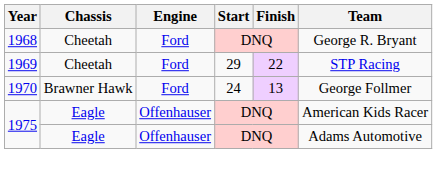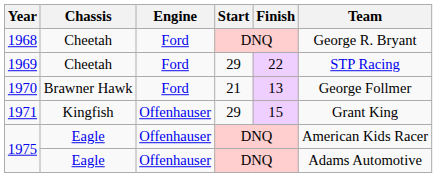(234, 88) 24 -> (234, 88) 21
+ row: (22, 112)
